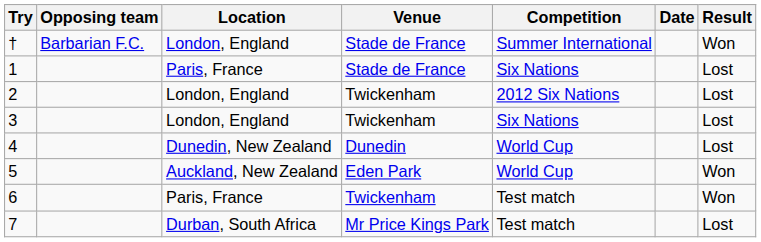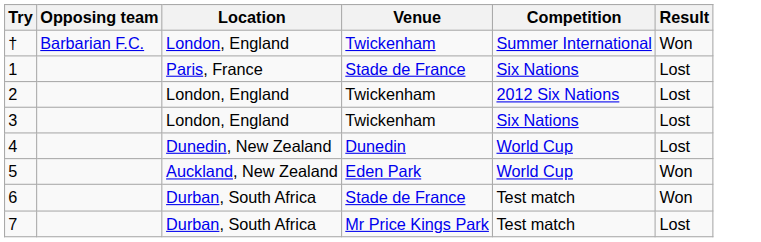- column: (677, 18)
(405, 43) Stade de France -> (390, 43) Twickenham
(214, 198) Paris, France -> (241, 198) Durban, South Africa
(390, 198) Twickenham -> (405, 198) Stade de France
